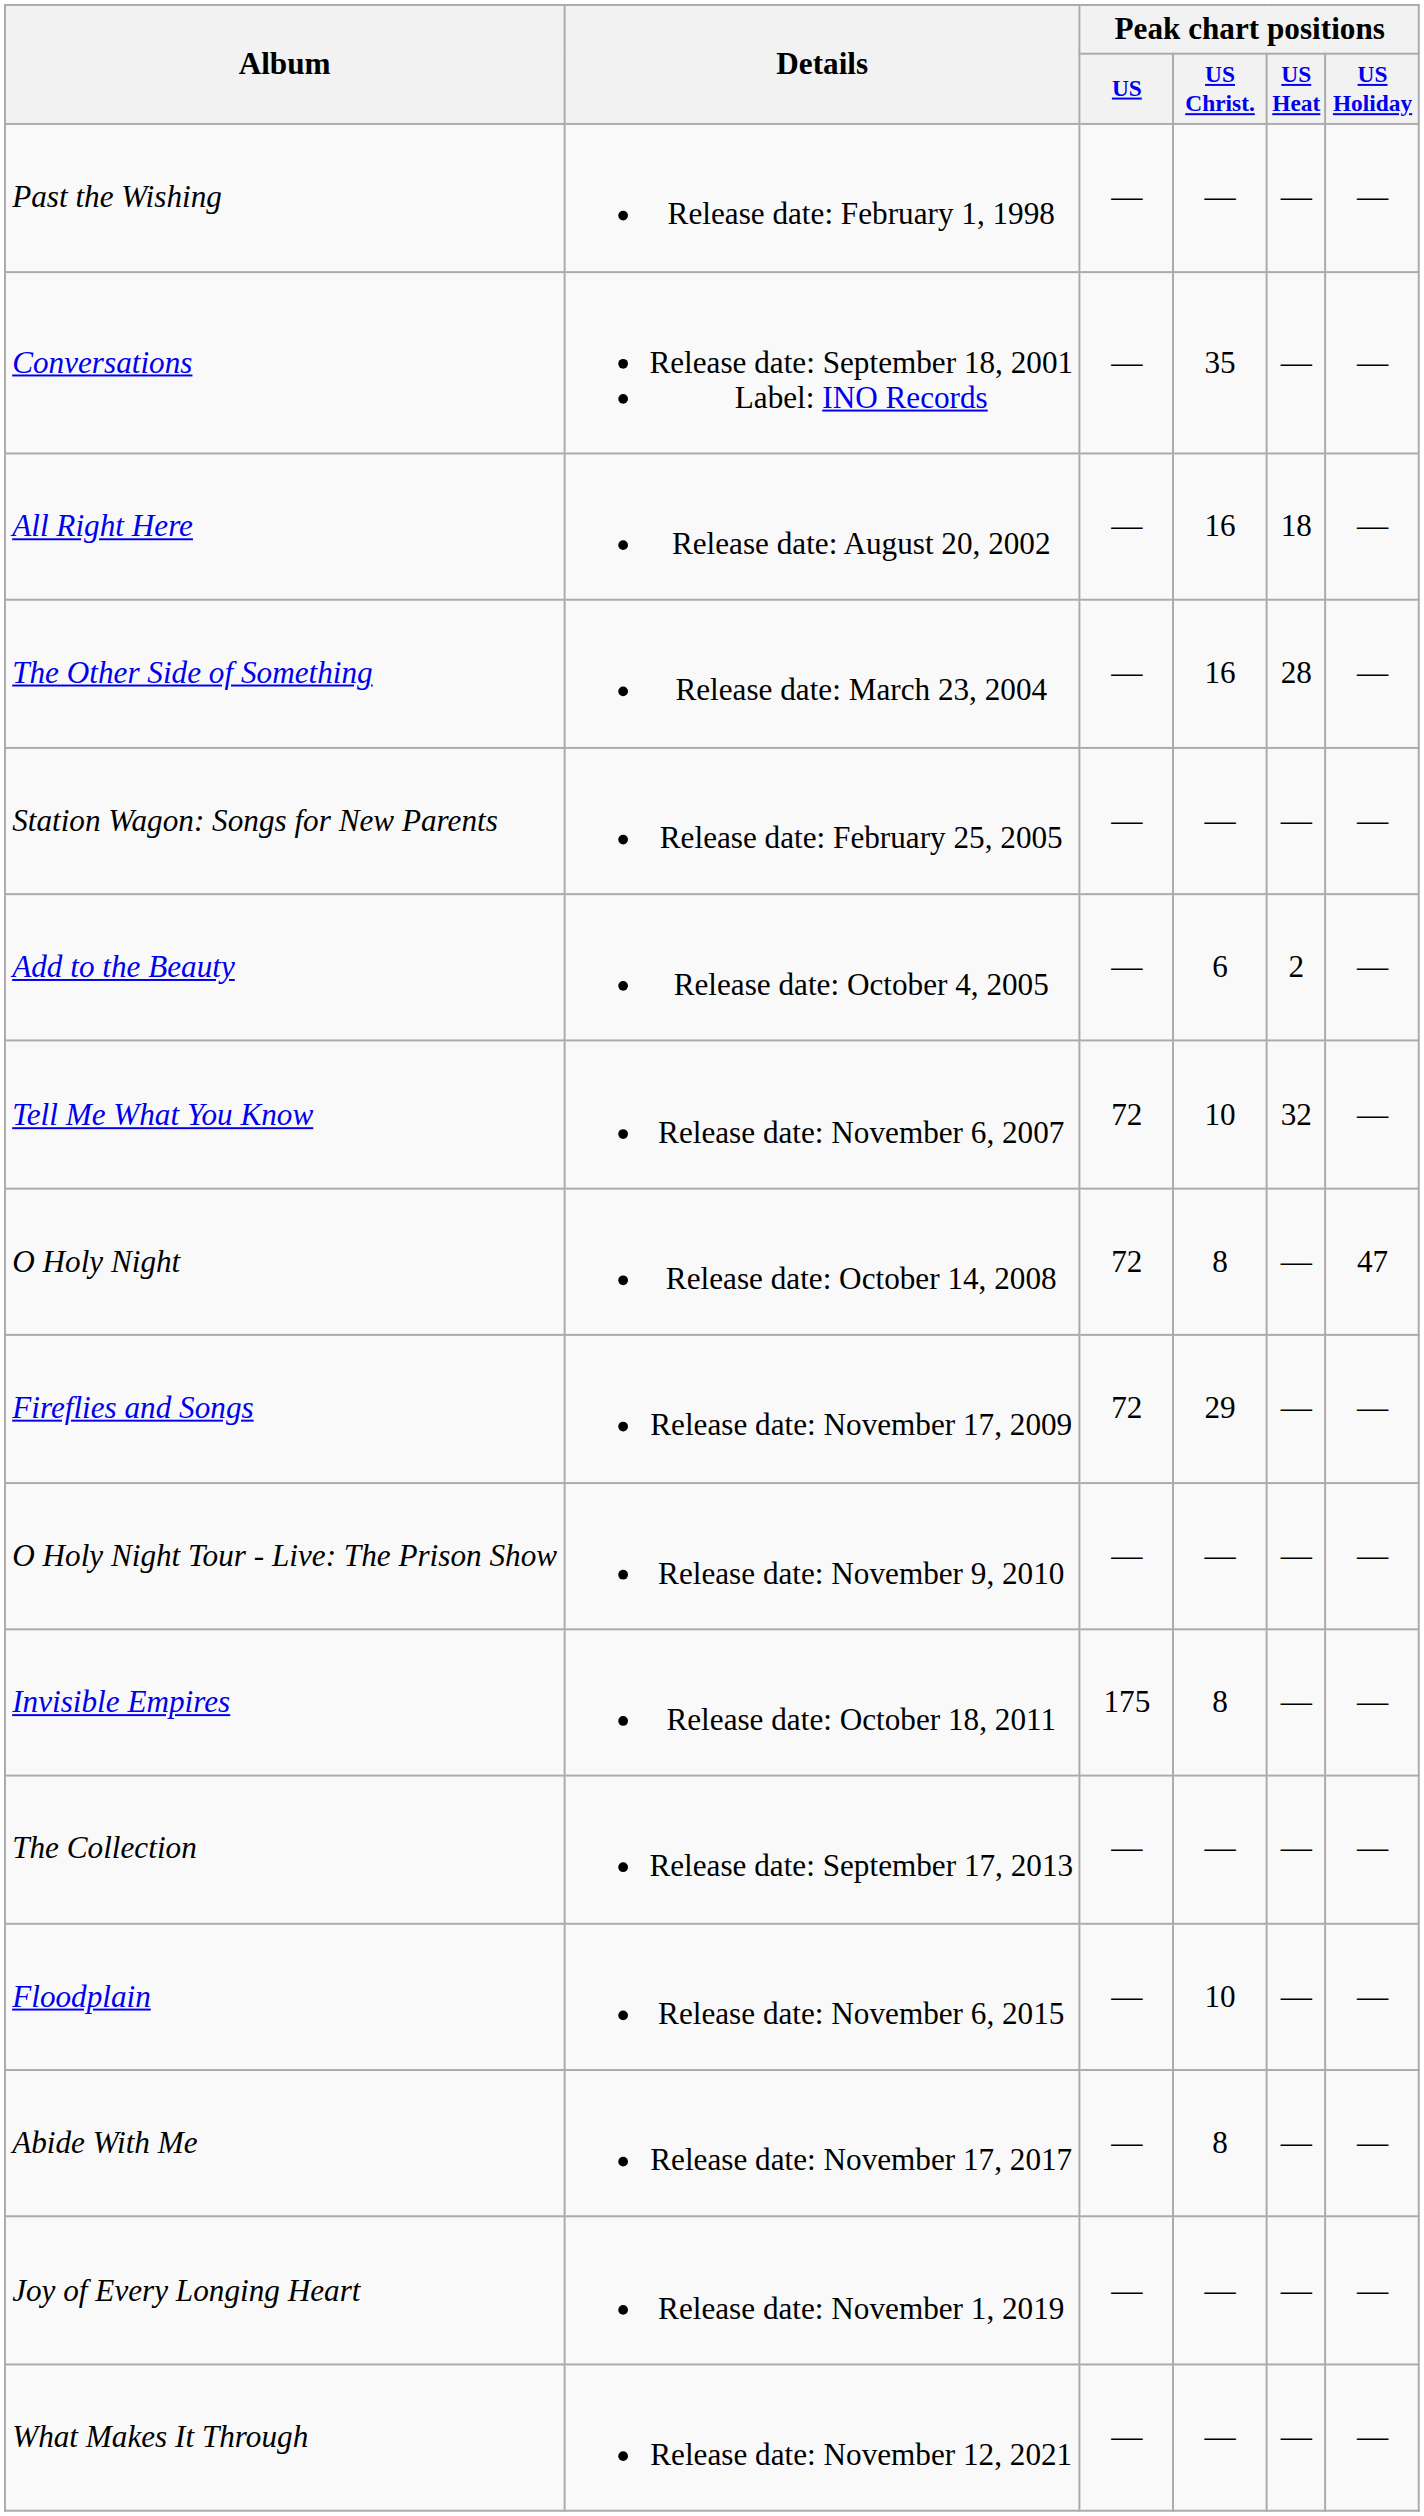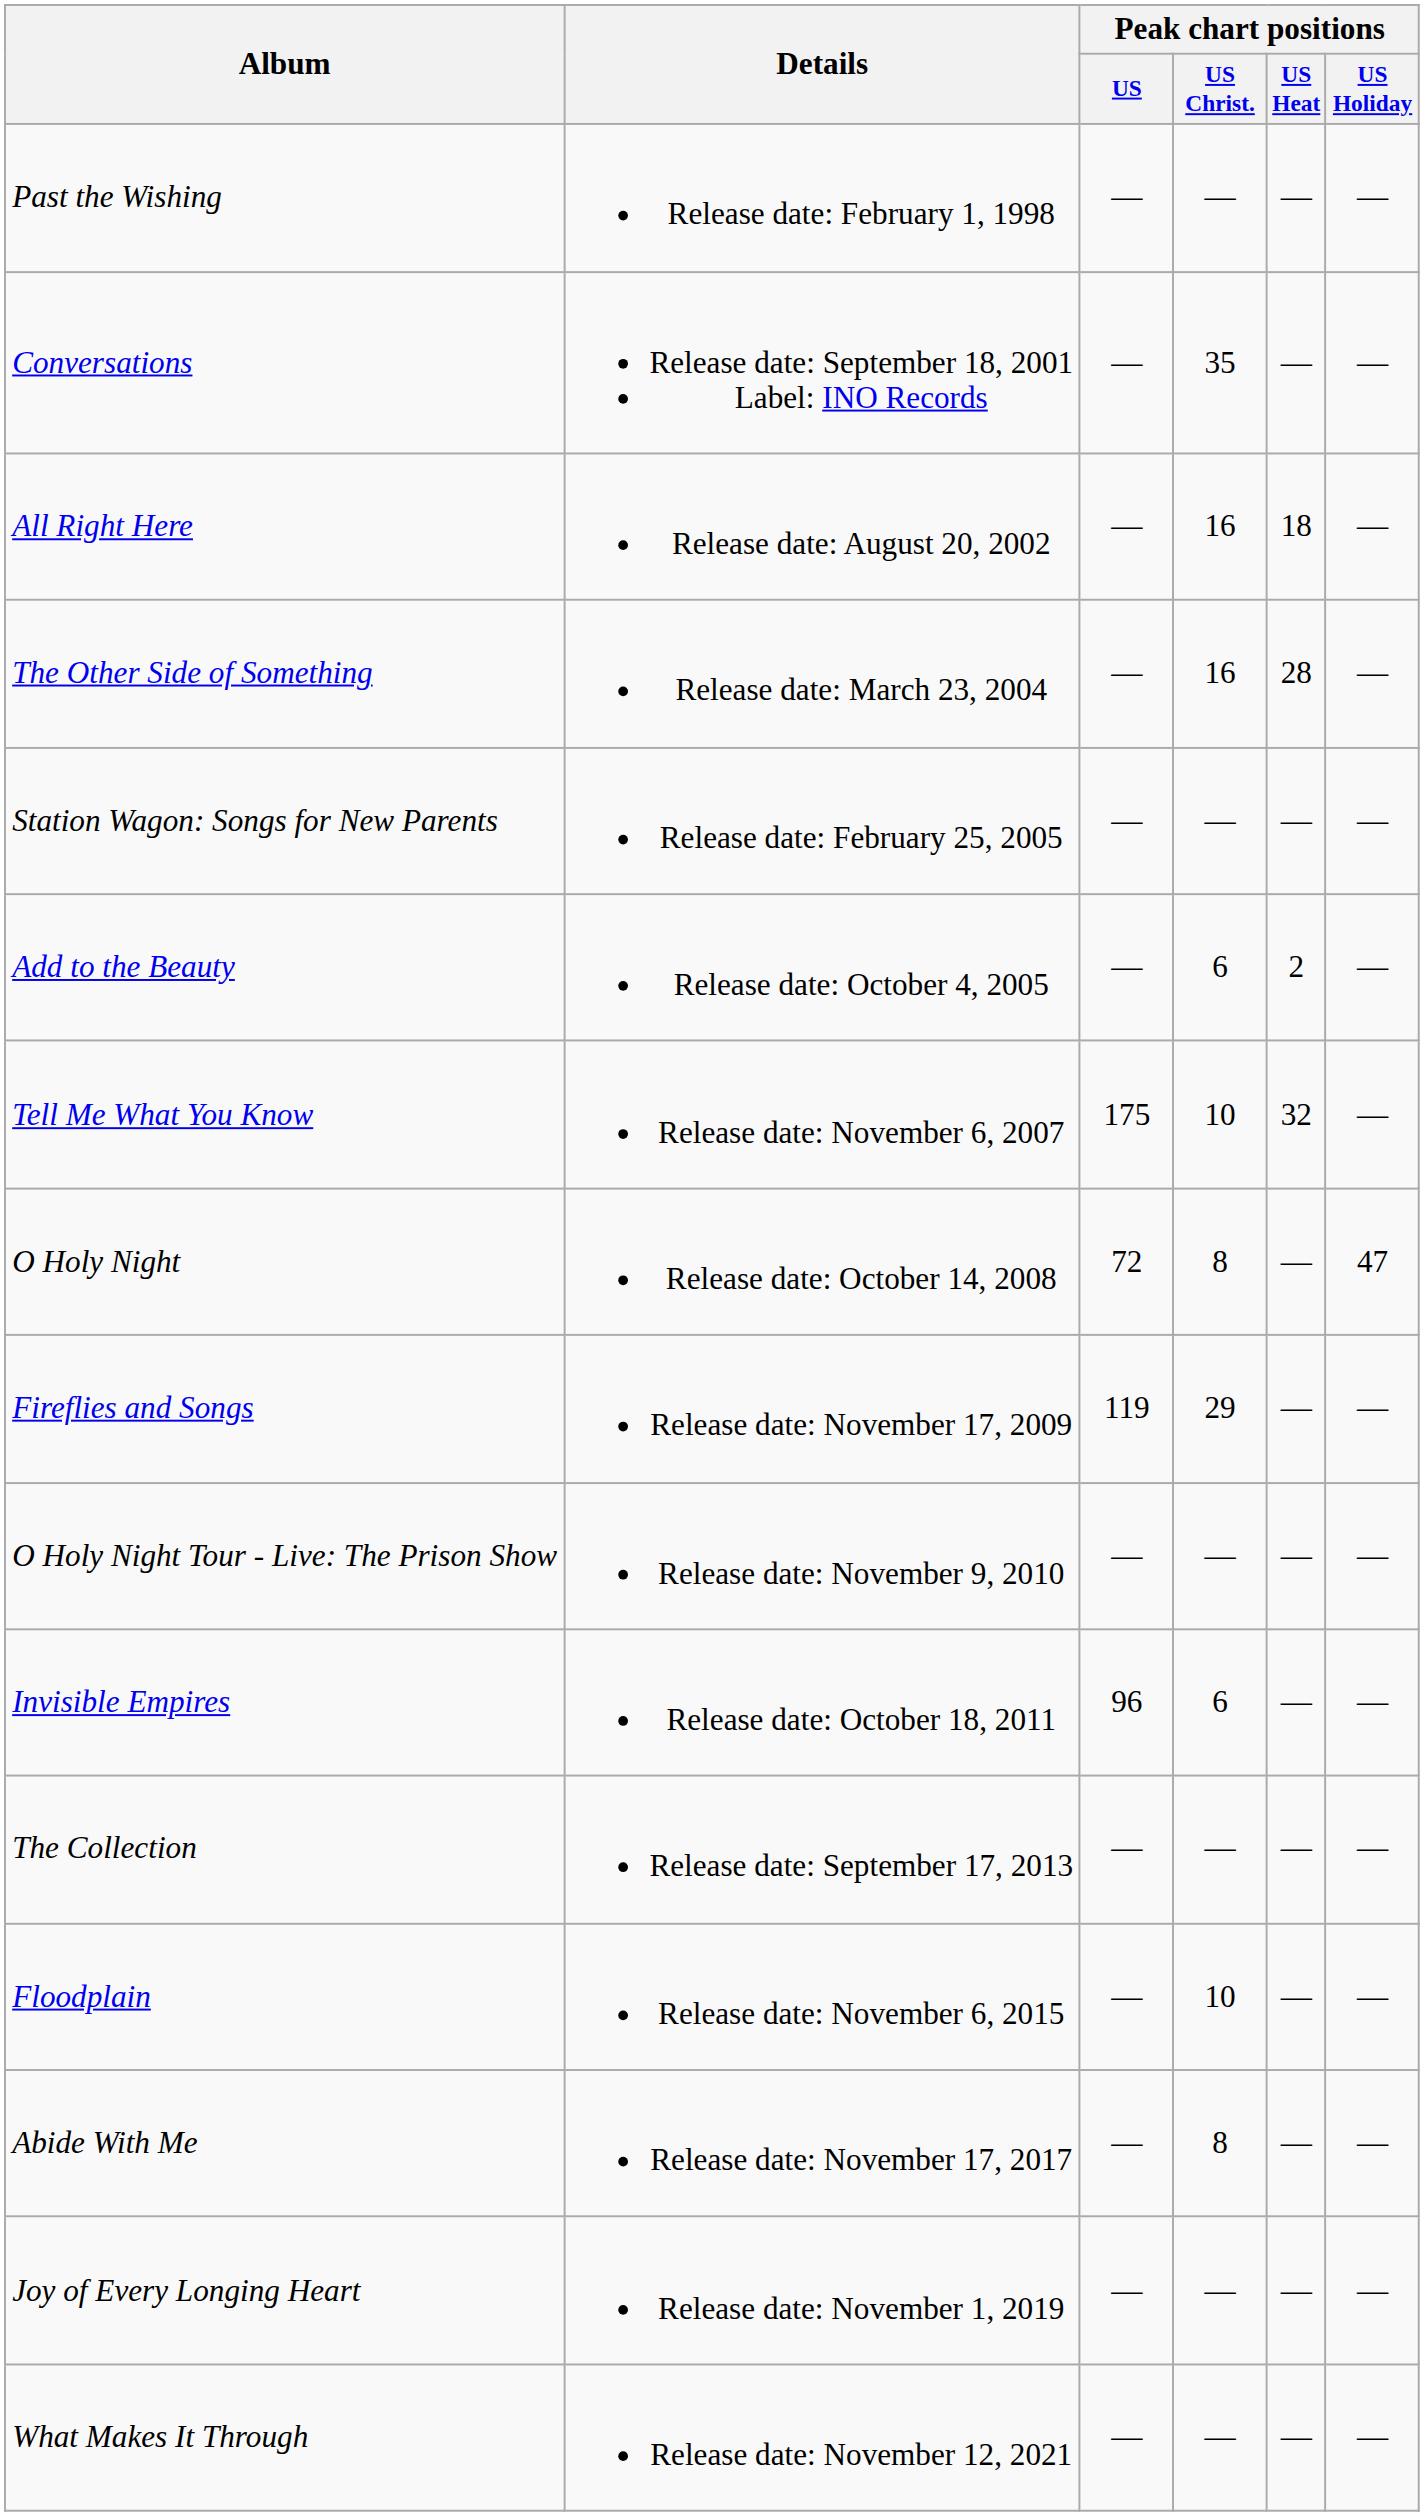(1127, 1114) 72 -> (1127, 1114) 175
(1127, 1408) 72 -> (1127, 1408) 119
(1127, 1702) 175 -> (1127, 1702) 96
(1220, 1702) 8 -> (1220, 1702) 6
